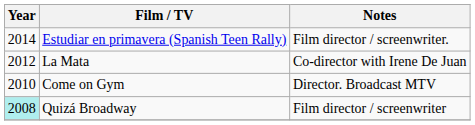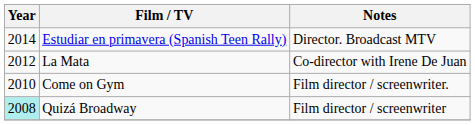(371, 39) Film director / screenwriter. -> (364, 39) Director. Broadcast MTV
(364, 85) Director. Broadcast MTV -> (371, 85) Film director / screenwriter.
